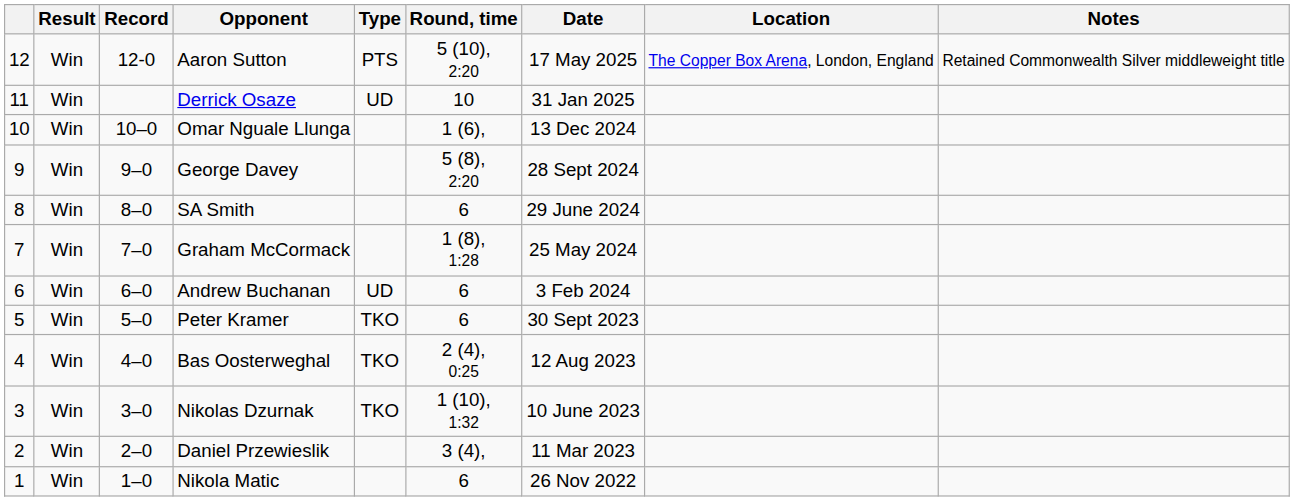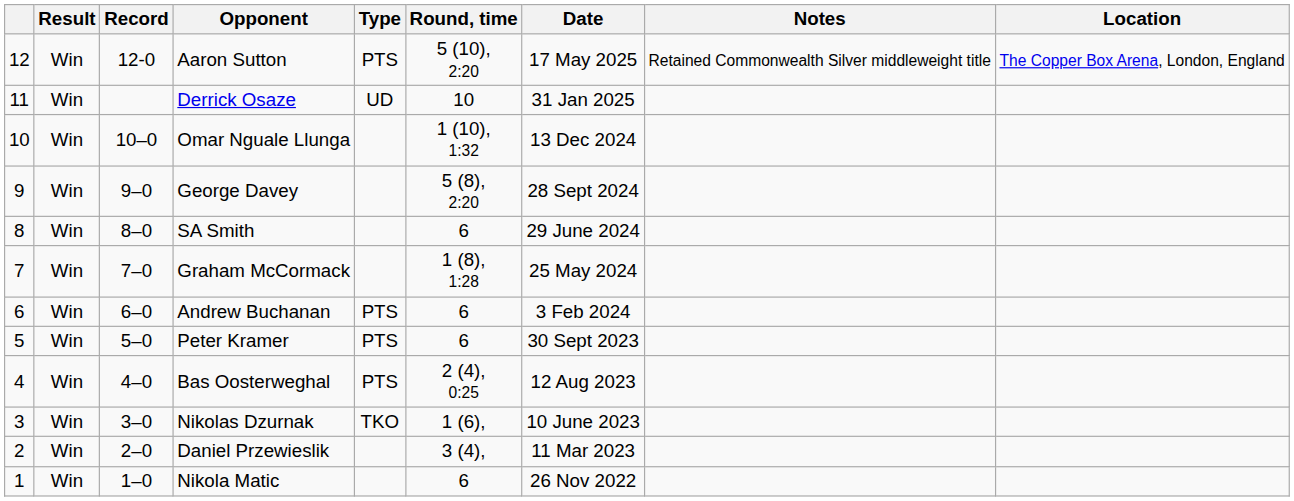columns swapped: (791, 19) <-> (1114, 19)
(464, 129) 1 (6), -> (464, 140) 1 (10), 1:32
(380, 290) UD -> (380, 311) PTS
(380, 320) TKO -> (380, 341) PTS
(380, 360) TKO -> (380, 381) PTS
(464, 411) 1 (10), 1:32 -> (464, 421) 1 (6),
